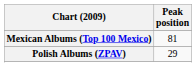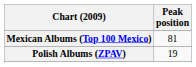(173, 54) 29 -> (173, 54) 19
